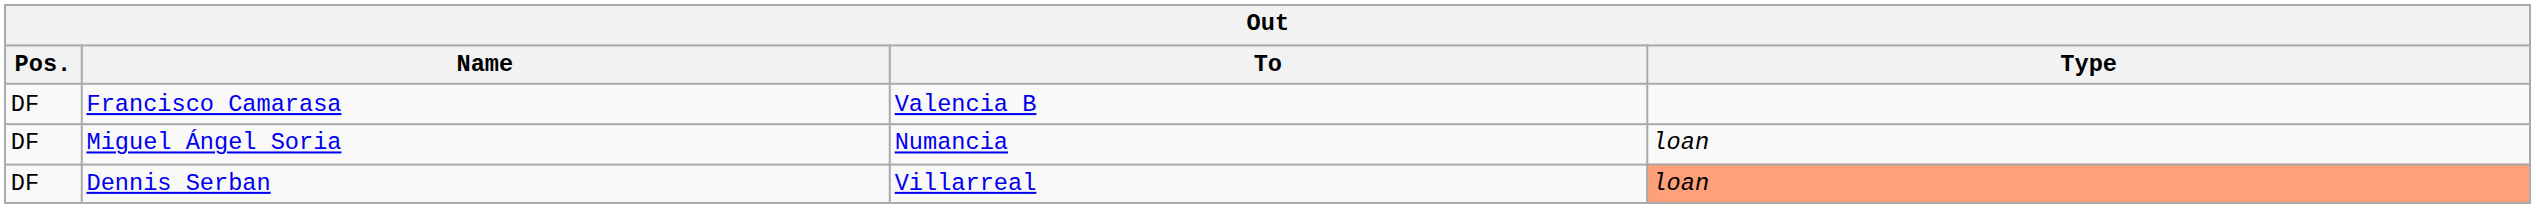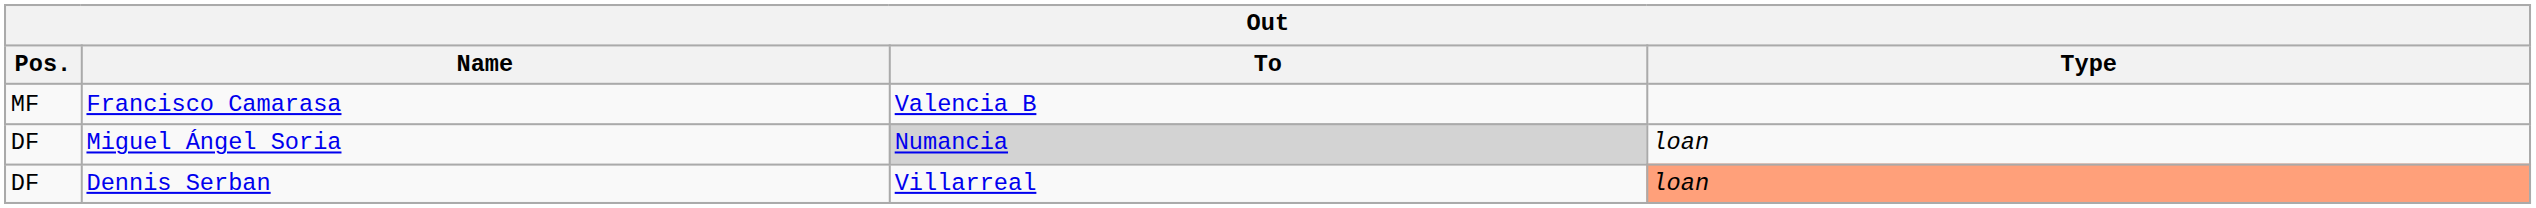(25, 104) DF -> (25, 104) MF
(951, 144) no background -> (951, 144) lightgrey background
